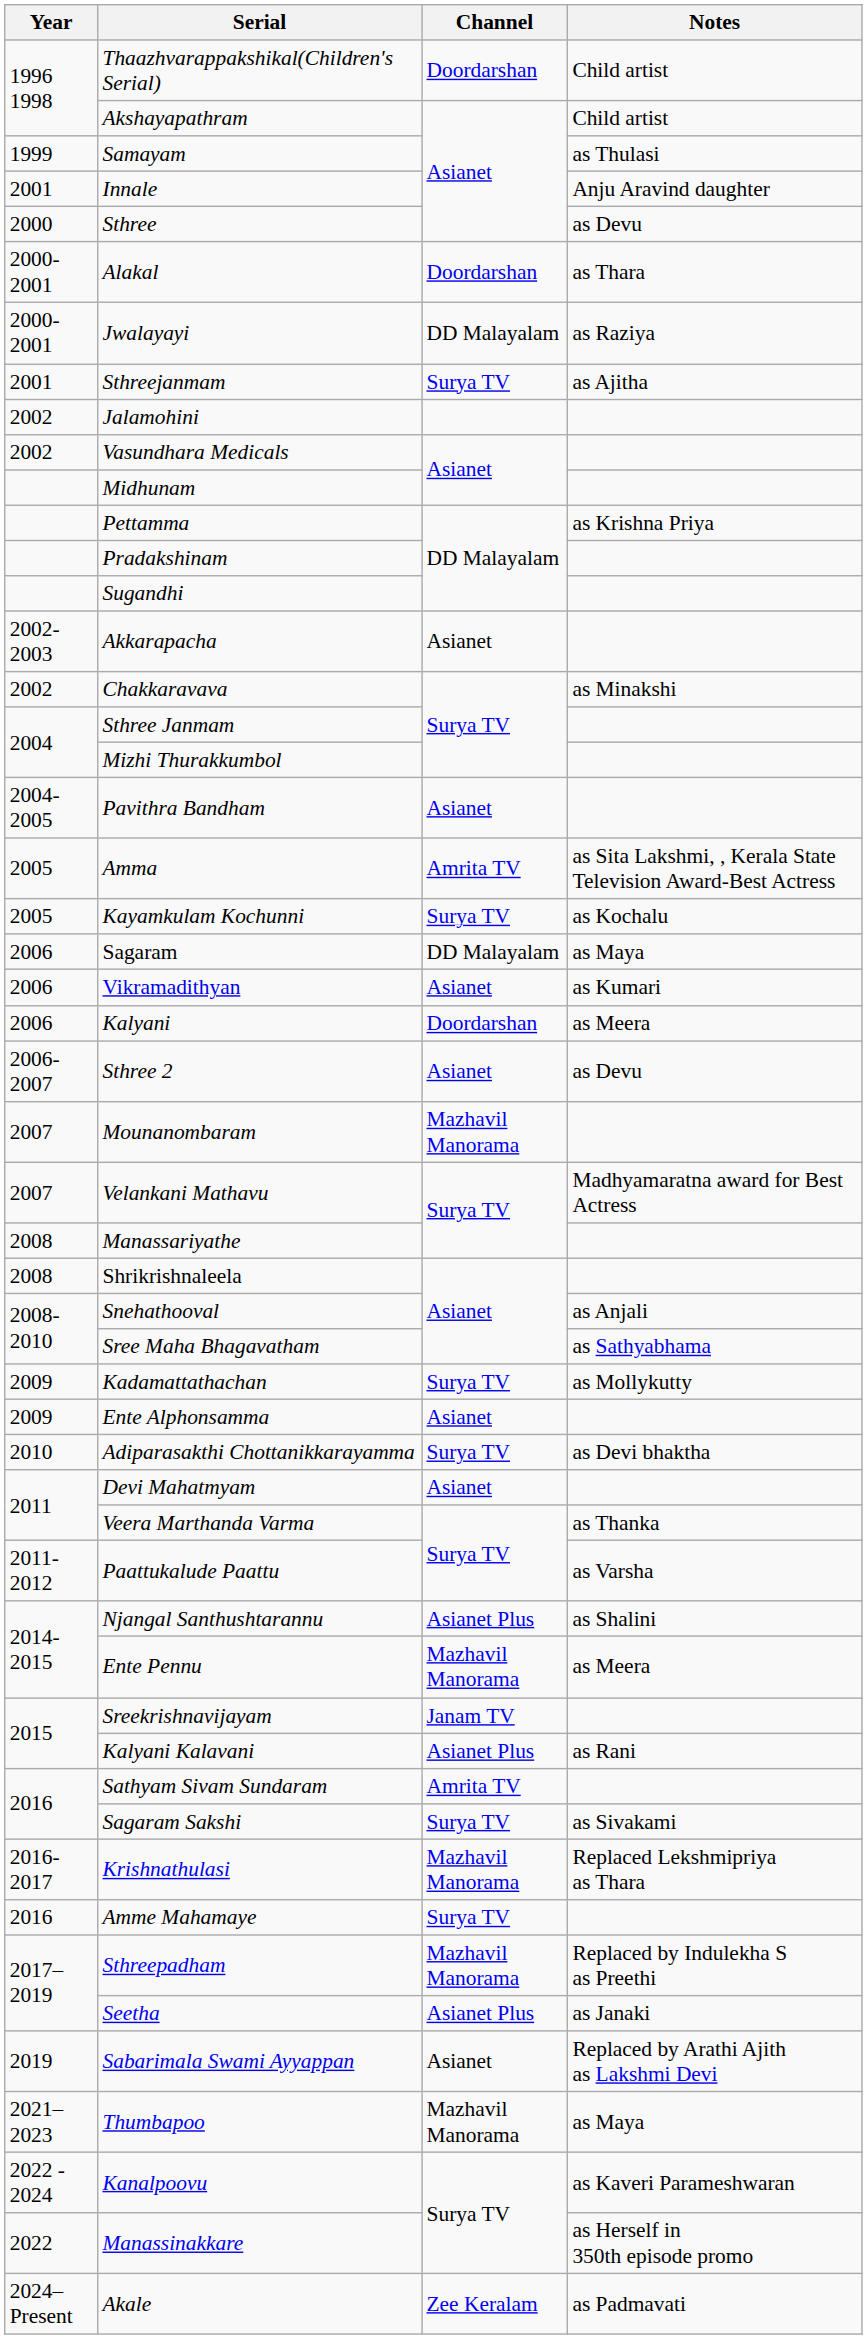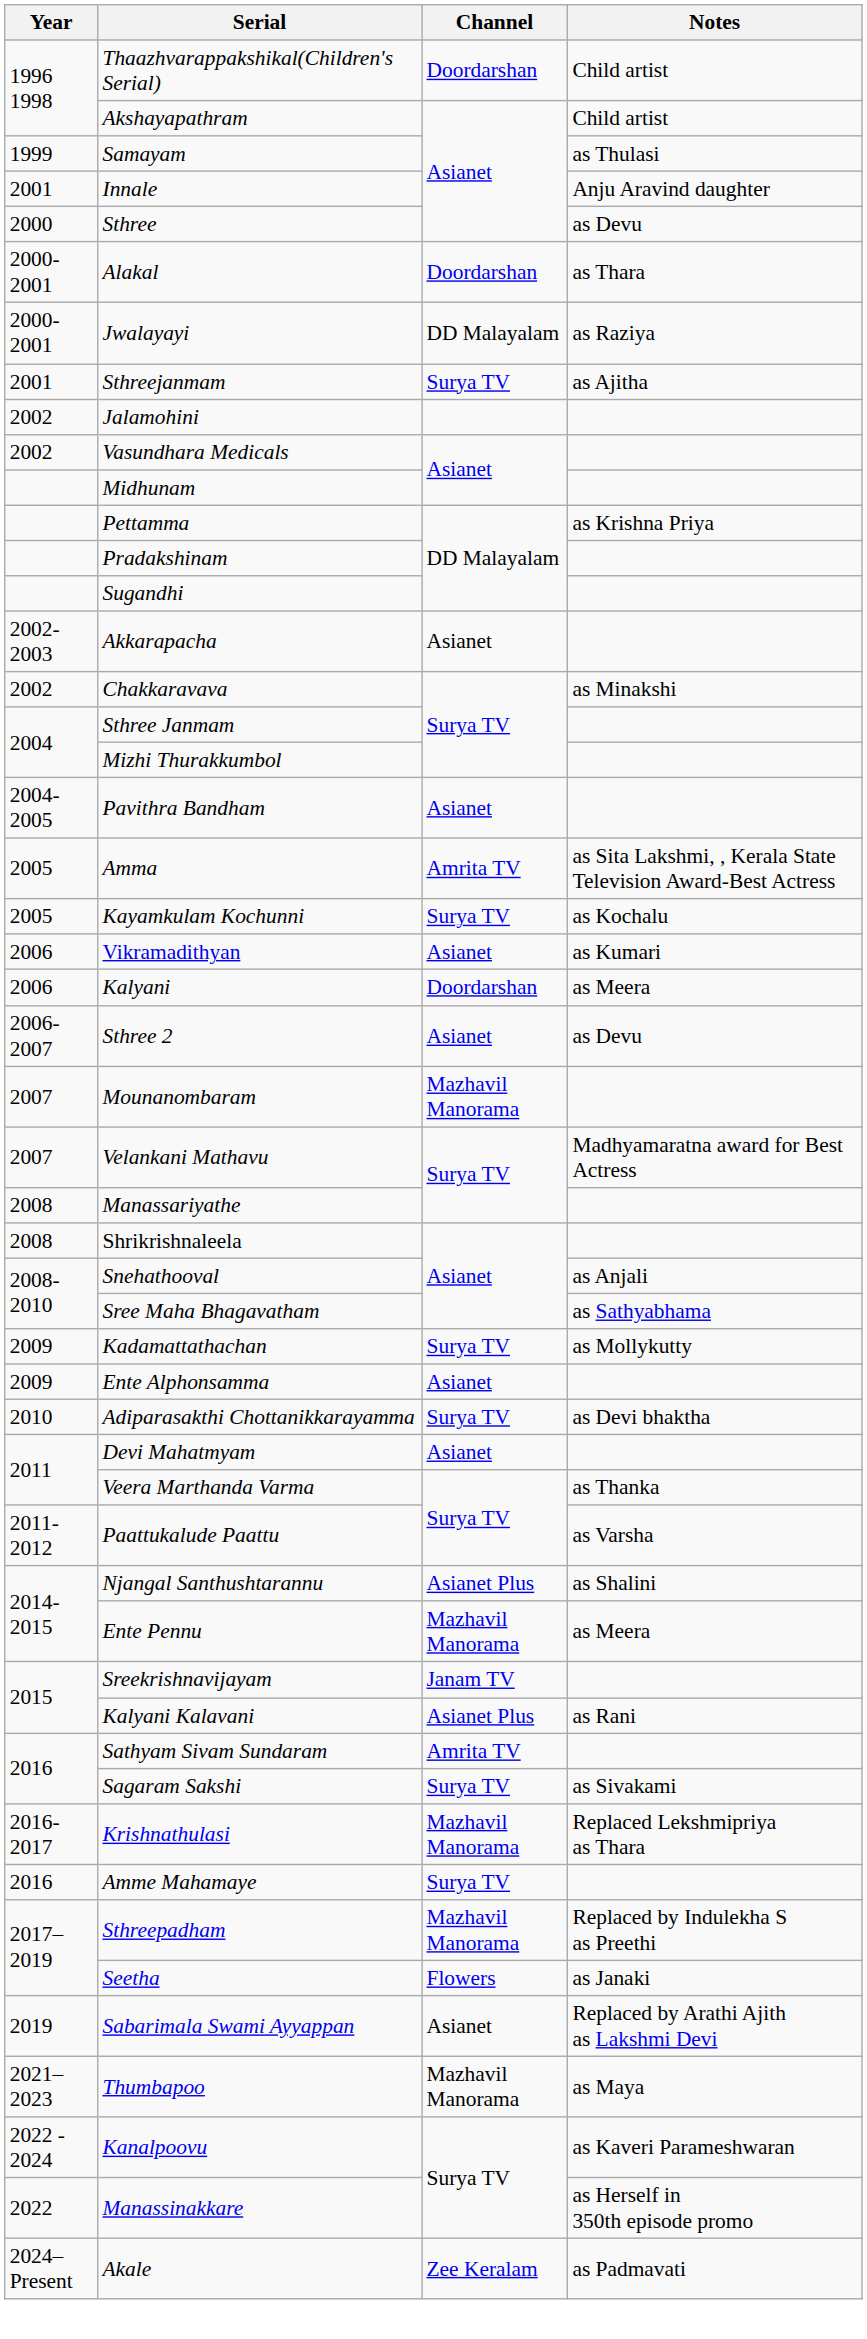- row: (140, 952)
(480, 2013) Asianet Plus -> (461, 1977) Flowers
